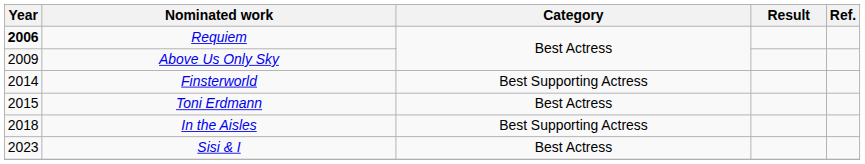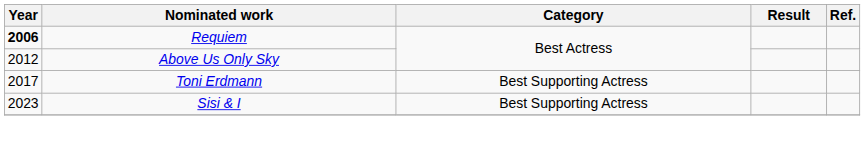(23, 59) 2009 -> (23, 59) 2012
- row: (219, 81)
(23, 103) 2015 -> (23, 81) 2017
(573, 103) Best Actress -> (573, 81) Best Supporting Actress
- row: (219, 125)
(573, 147) Best Actress -> (573, 103) Best Supporting Actress
